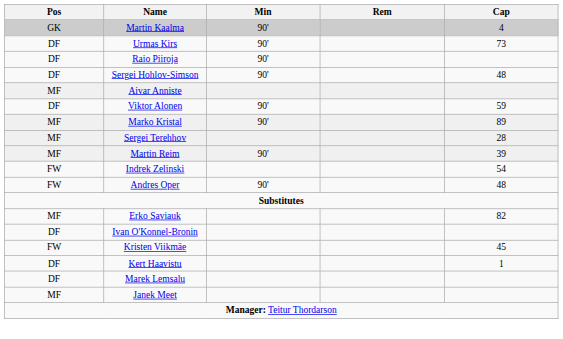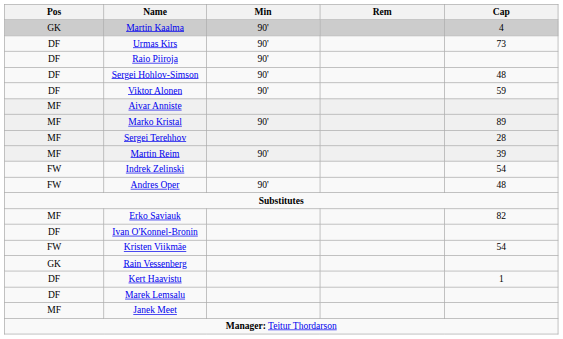rows swapped: (155, 106) <-> (155, 90)
(501, 247) 45 -> (501, 247) 54
+ row: (155, 263)
